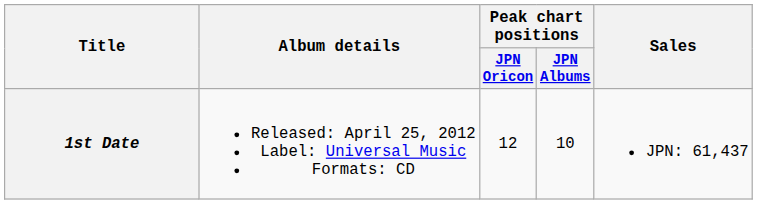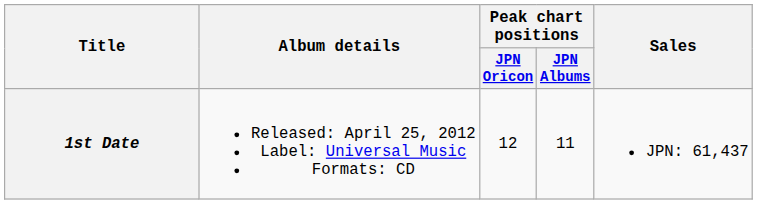(565, 144) 10 -> (565, 144) 11
